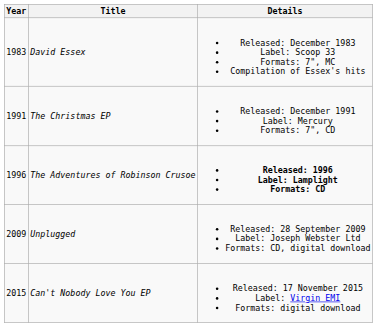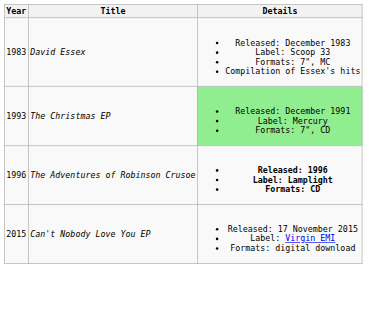(16, 116) 1991 -> (16, 116) 1993
(285, 121) no background -> (280, 121) lightgreen background
- row: (53, 234)
